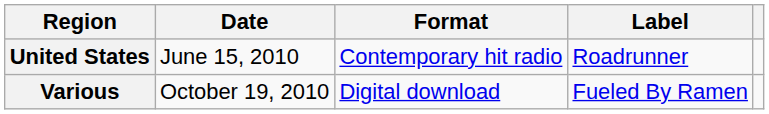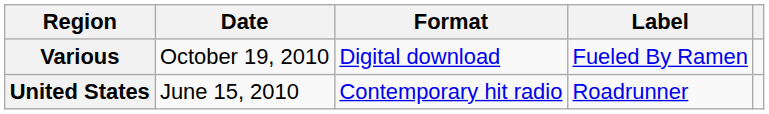rows swapped: (80, 56) <-> (80, 91)
